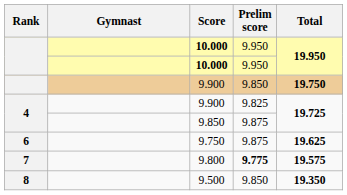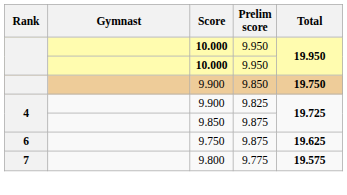(255, 161) bold -> (255, 161) normal
- row: (26, 180)
